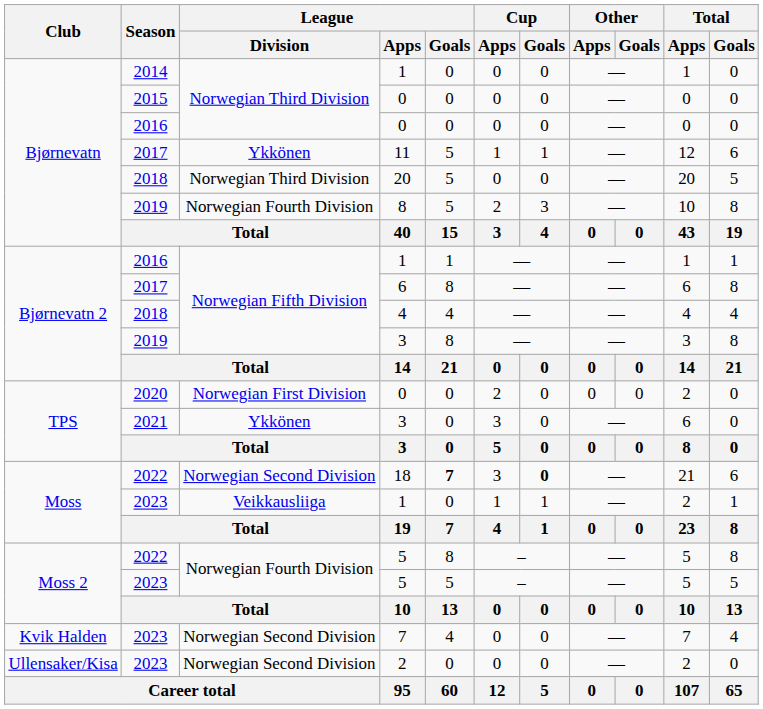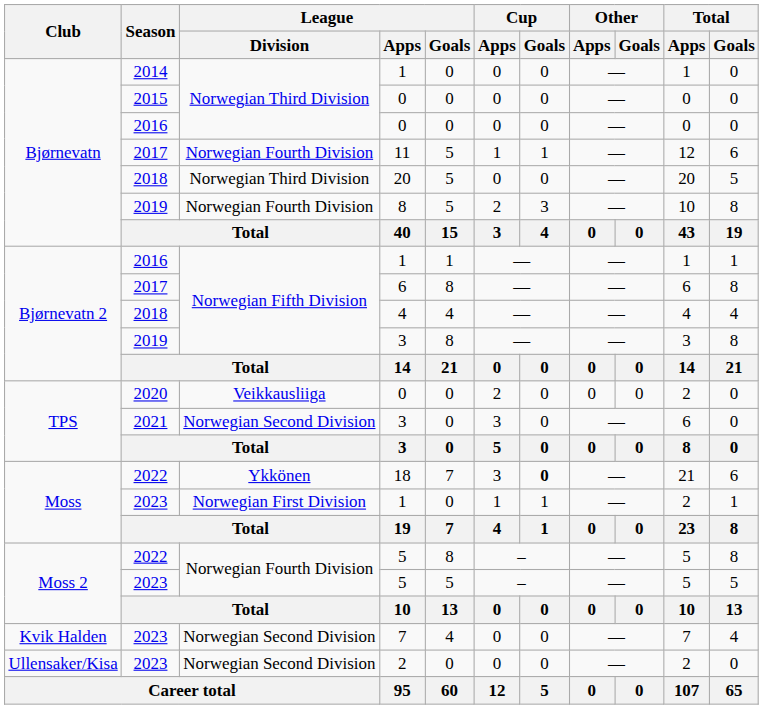(279, 152) Ykkönen -> (279, 152) Norwegian Fourth Division
(279, 394) Norwegian First Division -> (279, 394) Veikkausliiga
(279, 421) Ykkönen -> (279, 421) Norwegian Second Division
(279, 475) Norwegian Second Division -> (279, 475) Ykkönen
(450, 475) bold -> (450, 475) normal
(279, 502) Veikkausliiga -> (279, 502) Norwegian First Division
